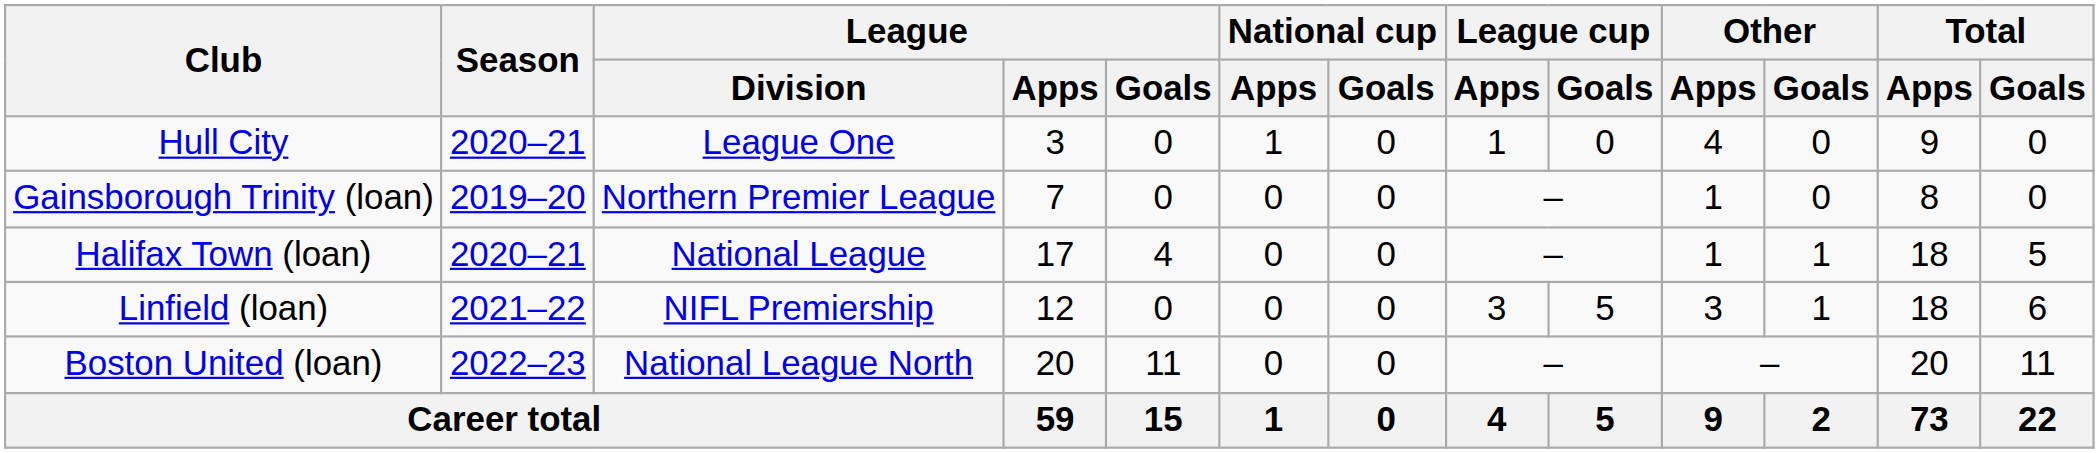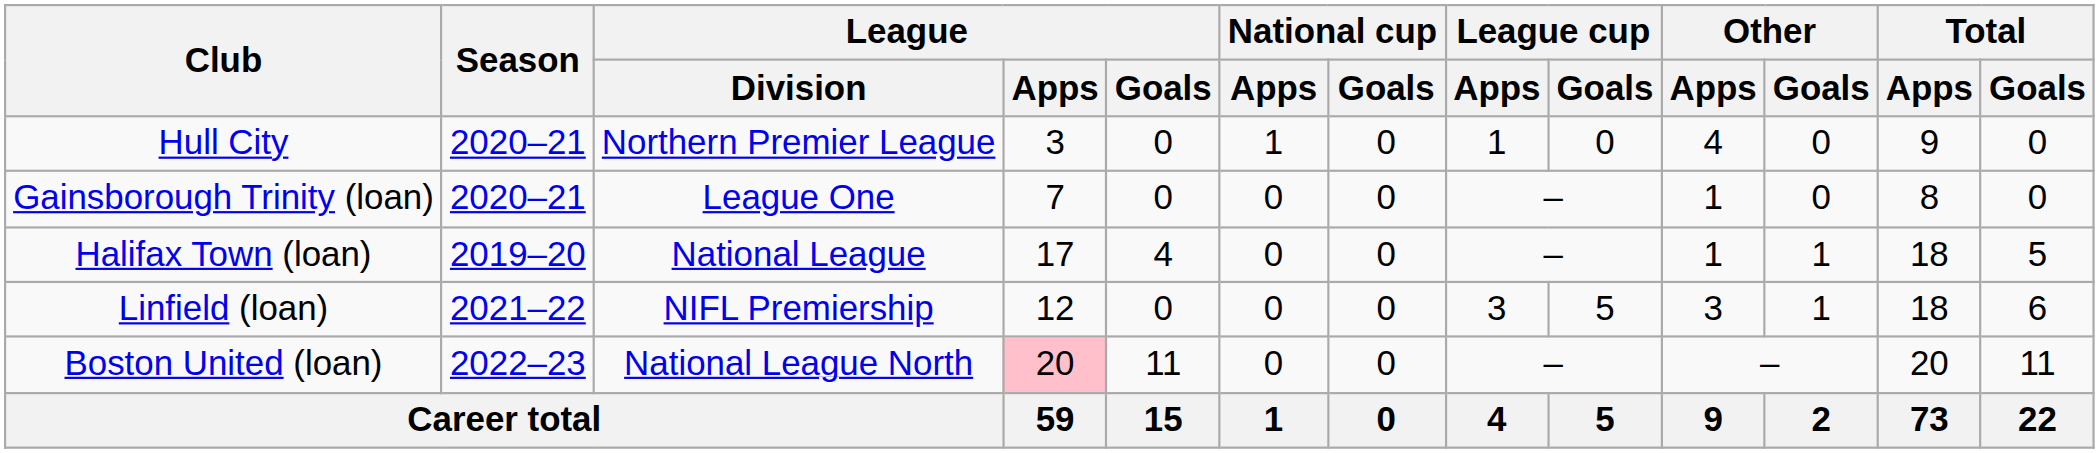(799, 142) League One -> (799, 142) Northern Premier League
(518, 198) 2019–20 -> (518, 198) 2020–21
(799, 198) Northern Premier League -> (799, 198) League One
(518, 253) 2020–21 -> (518, 253) 2019–20
(1055, 364) no background -> (1055, 364) pink background
